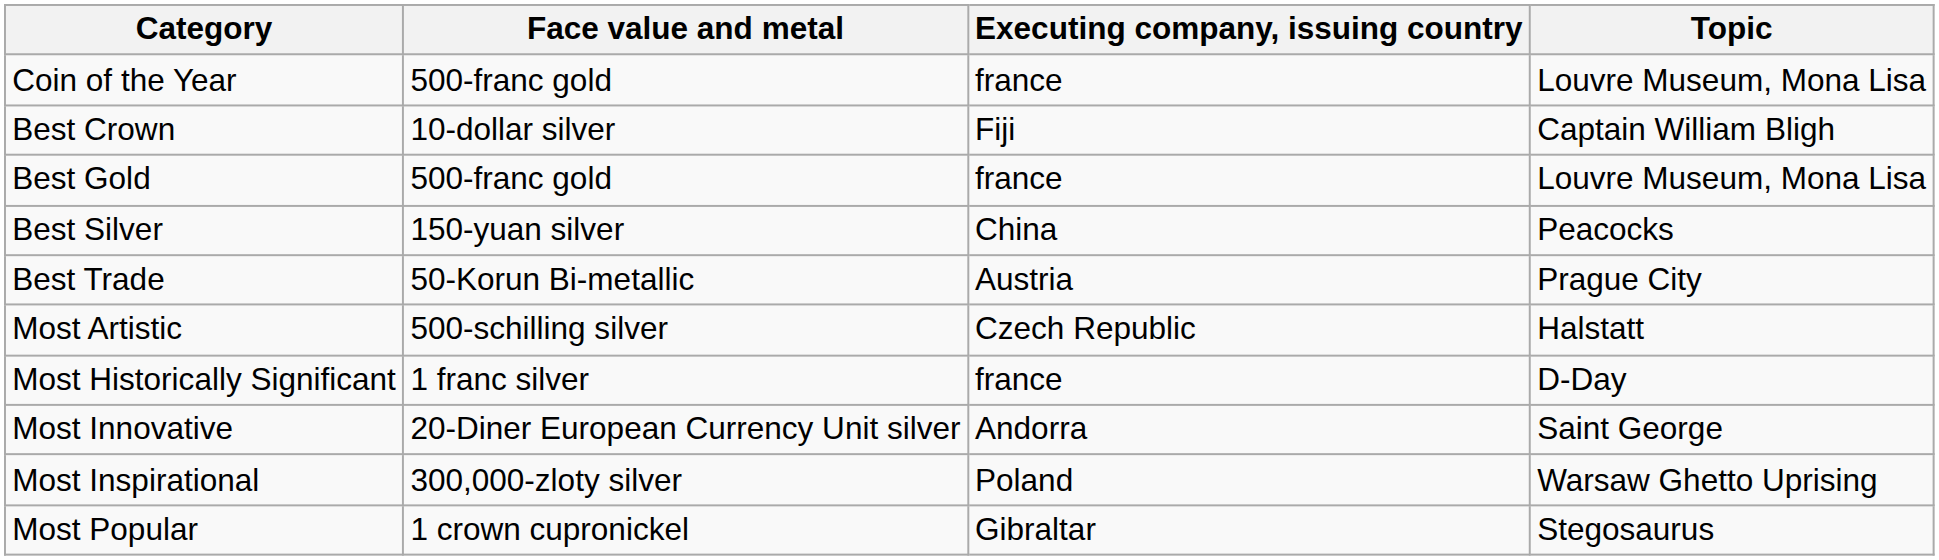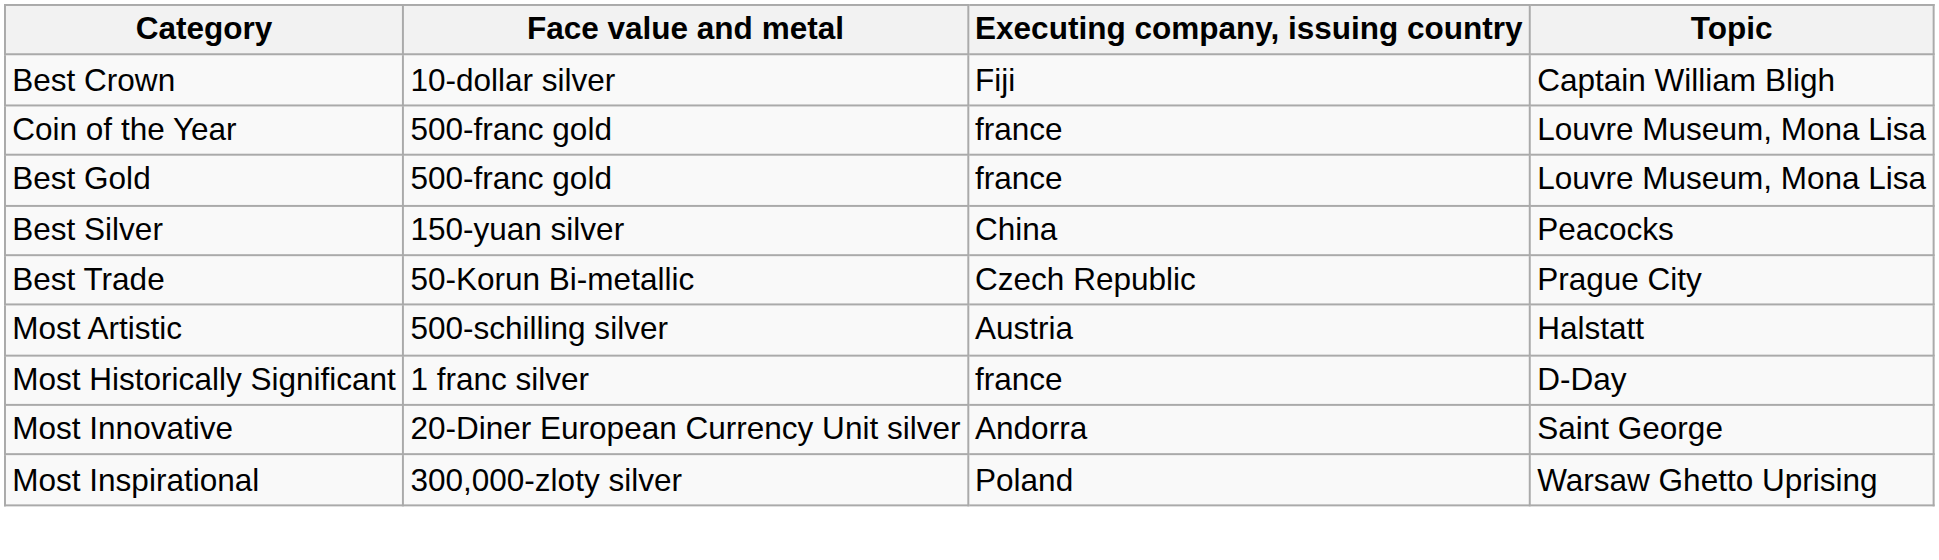rows swapped: (124, 79) <-> (94, 129)
(1024, 279) Austria -> (1085, 279) Czech Republic
(1085, 329) Czech Republic -> (1024, 329) Austria
- row: (105, 529)
